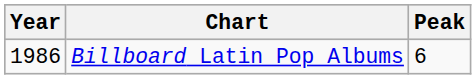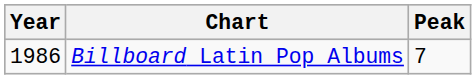(420, 57) 6 -> (420, 57) 7
